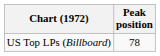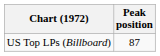(134, 42) 78 -> (134, 42) 87
